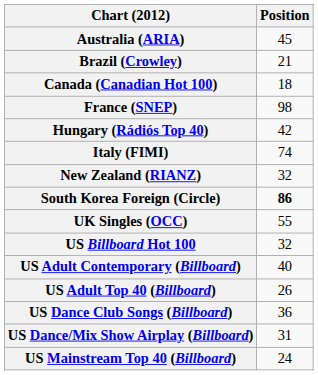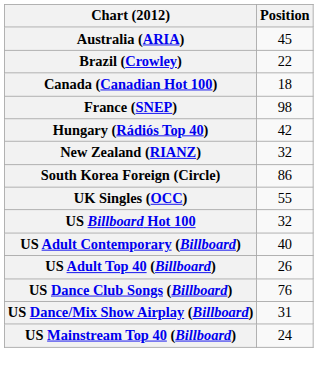(285, 61) 21 -> (285, 61) 22
- row: (131, 152)
(285, 198) bold -> (285, 175) normal
(285, 312) 36 -> (285, 289) 76
